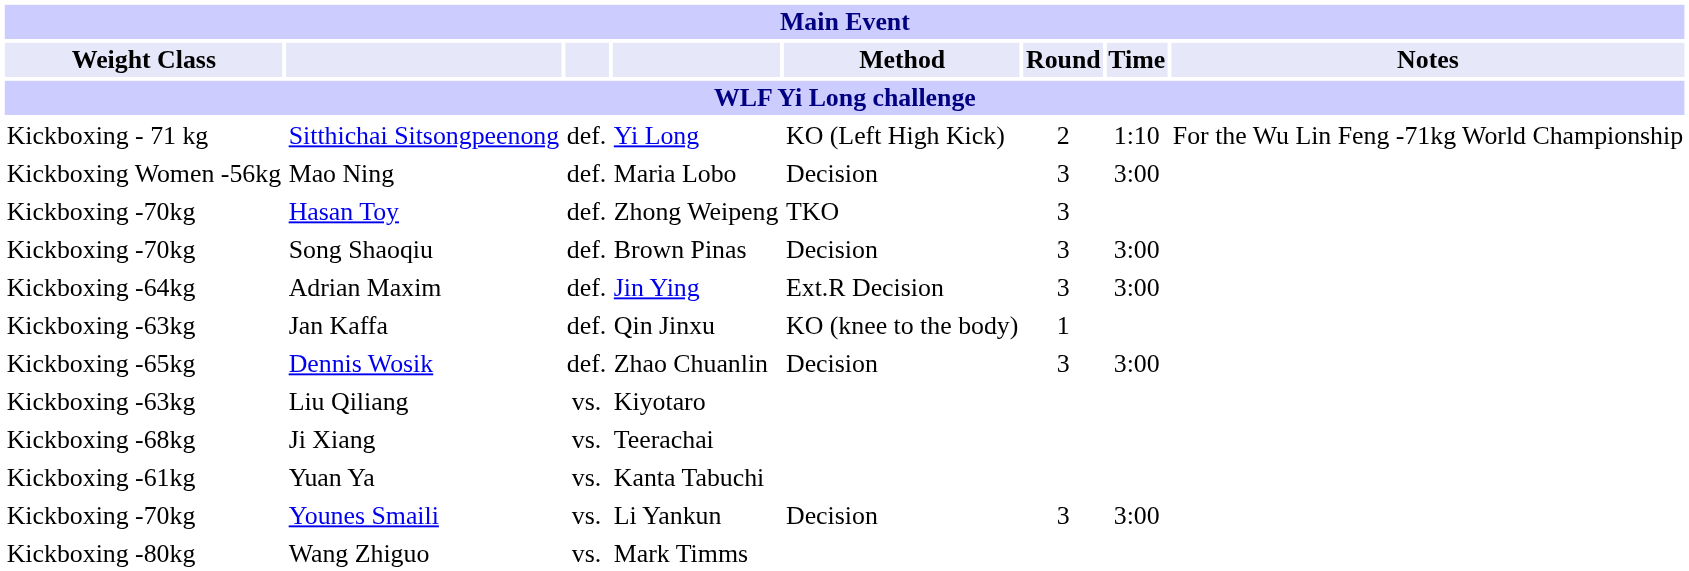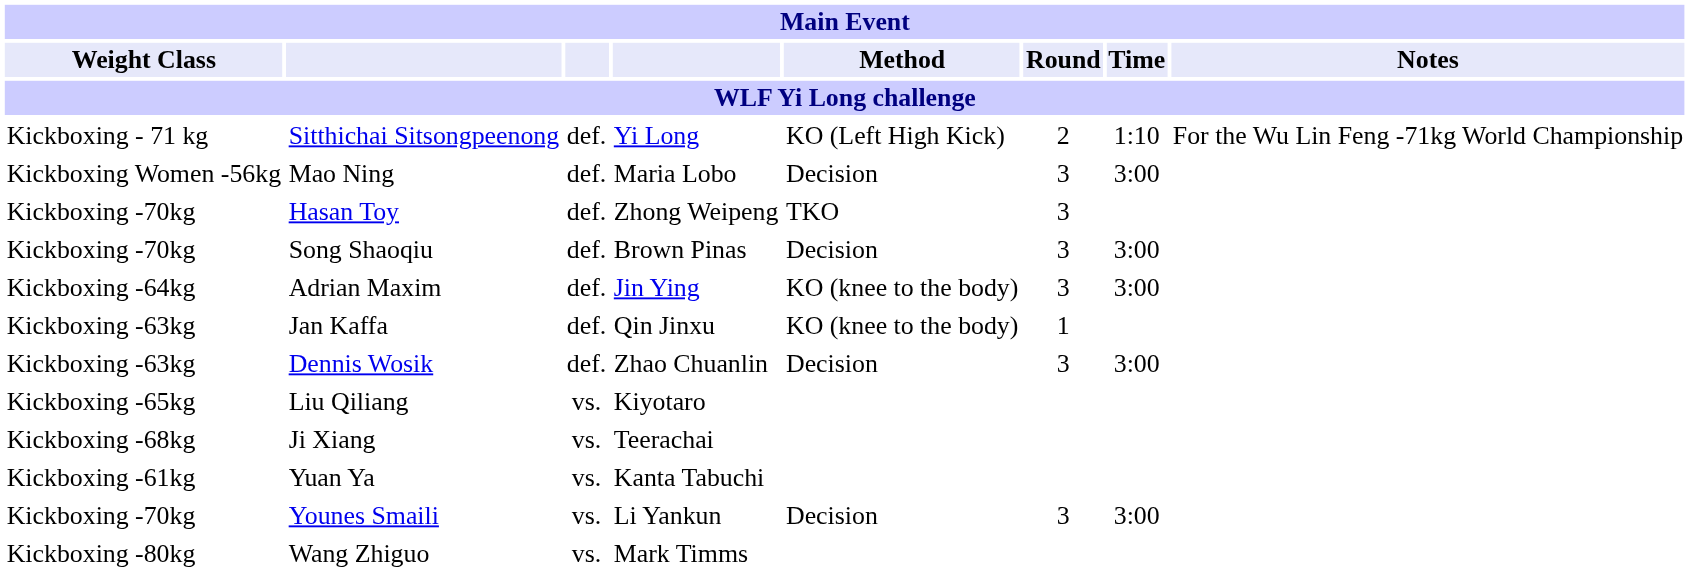(865, 287) Ext.R Decision -> (902, 287) KO (knee to the body)
(101, 363) Kickboxing -65kg -> (101, 363) Kickboxing -63kg
(101, 401) Kickboxing -63kg -> (101, 401) Kickboxing -65kg
